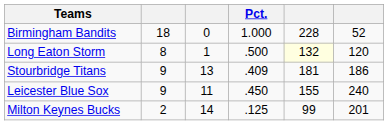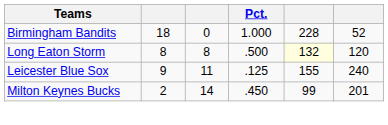(207, 52) 1 -> (207, 52) 8
- row: (57, 71)
(256, 91) .450 -> (256, 71) .125
(256, 110) .125 -> (256, 91) .450
